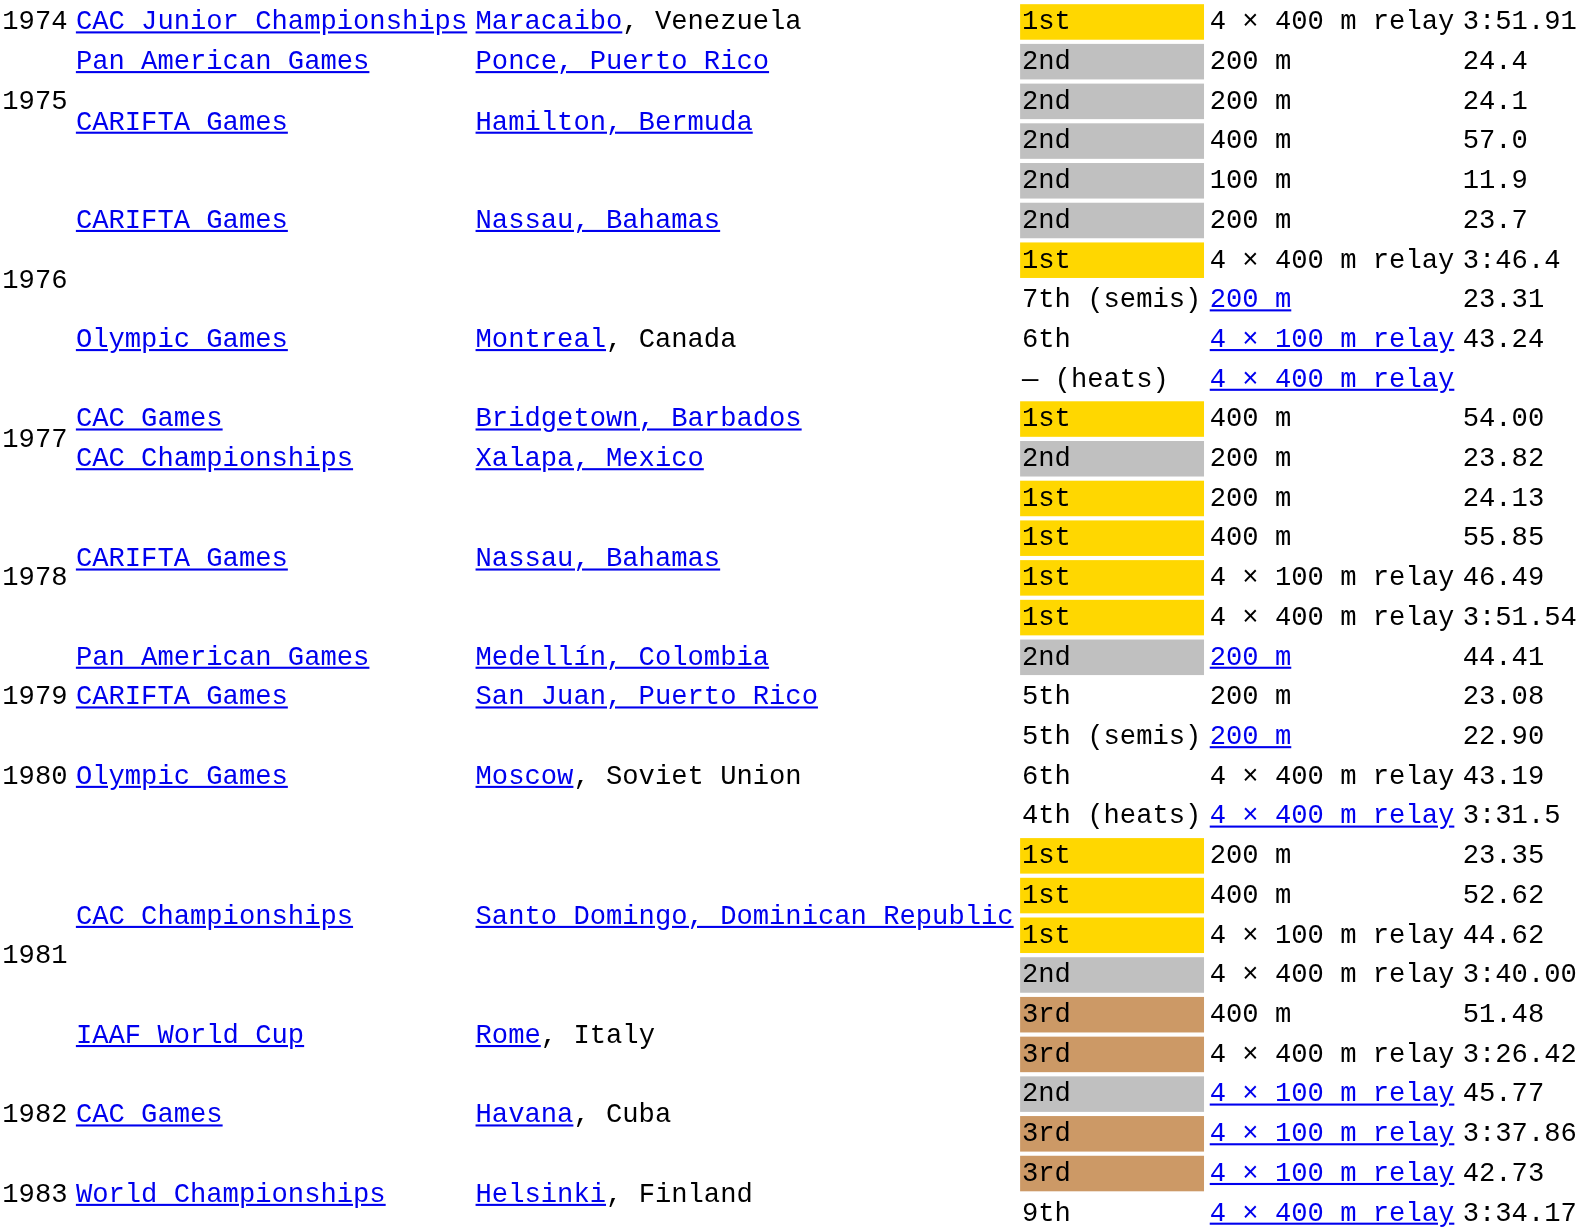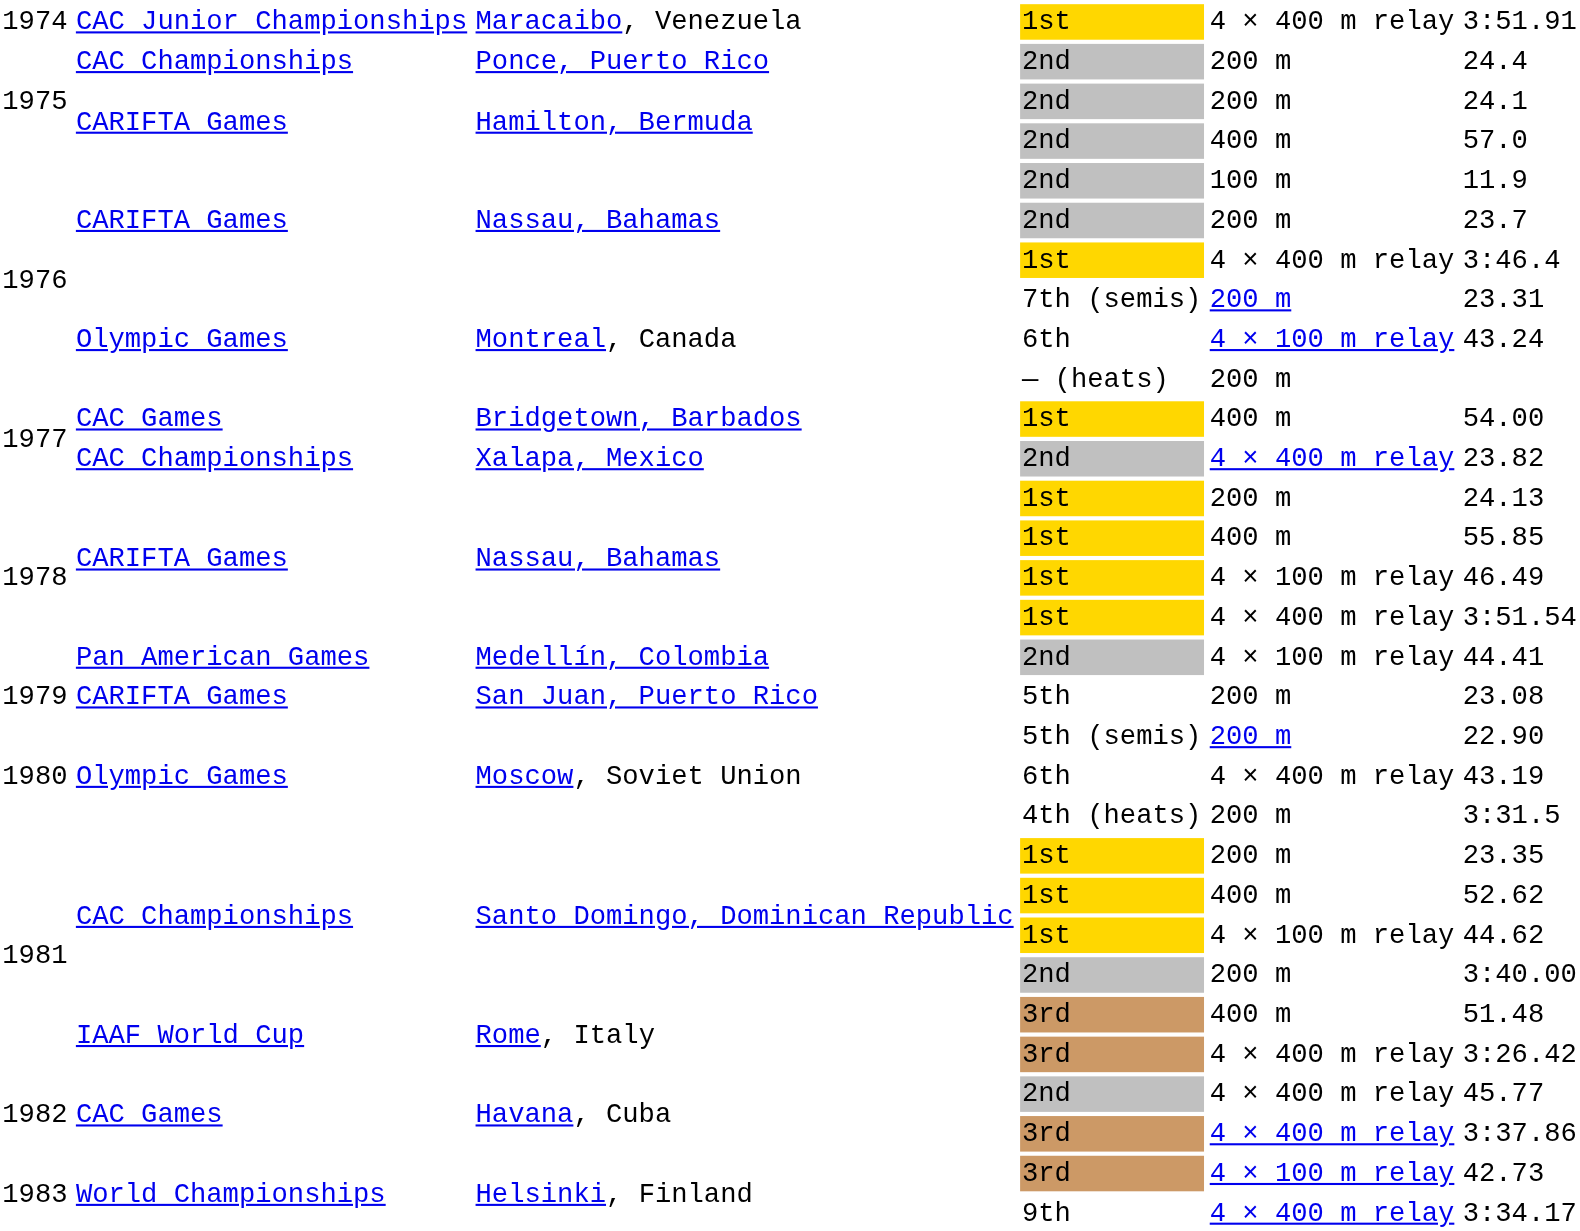(223, 62) Pan American Games -> (214, 62) CAC Championships
(1332, 379) 4 × 400 m relay -> (1251, 379) 200 m
(1251, 459) 200 m -> (1332, 459) 4 × 400 m relay
(1251, 657) 200 m -> (1332, 657) 4 × 100 m relay
(1332, 816) 4 × 400 m relay -> (1251, 816) 200 m
(1332, 975) 4 × 400 m relay -> (1251, 975) 200 m
(1332, 1094) 4 × 100 m relay -> (1332, 1094) 4 × 400 m relay
(1332, 1134) 4 × 100 m relay -> (1332, 1134) 4 × 400 m relay
